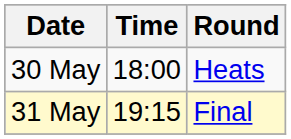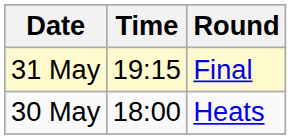rows swapped: (56, 69) <-> (56, 112)
